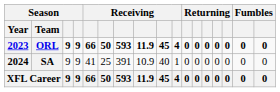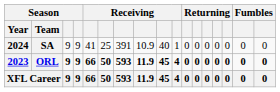rows swapped: (47, 45) <-> (47, 62)
